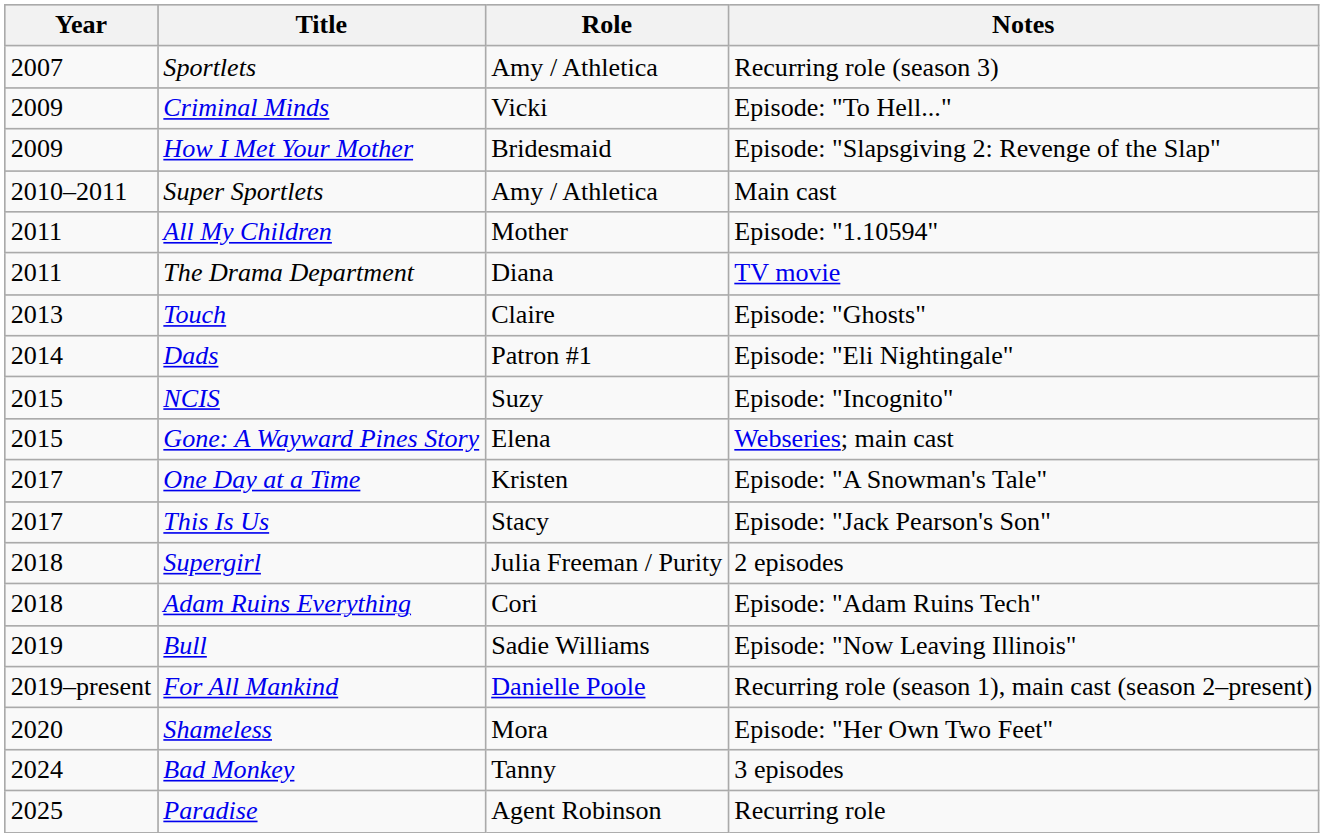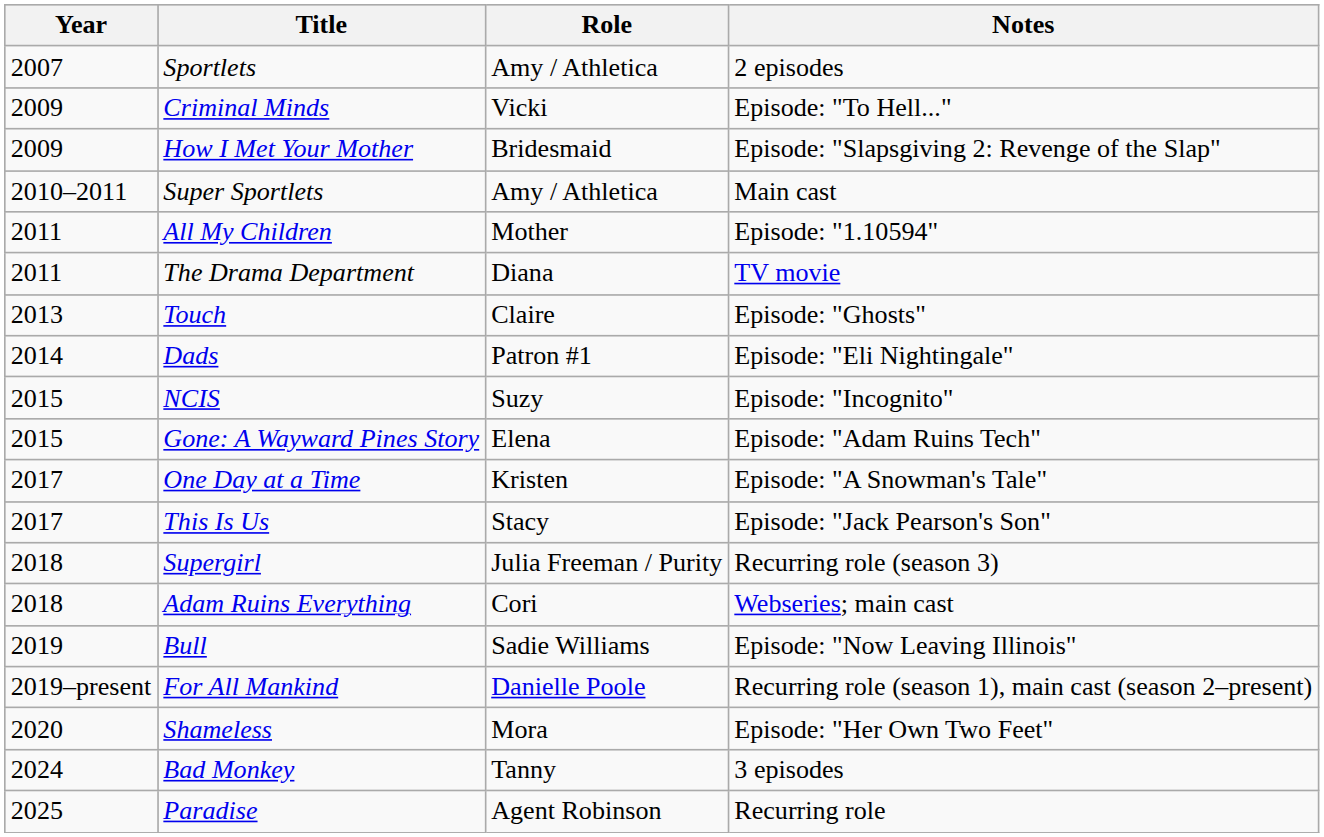(866, 66) Recurring role (season 3) -> (789, 66) 2 episodes
(844, 438) Webseries; main cast -> (888, 438) Episode: "Adam Ruins Tech"
(789, 562) 2 episodes -> (866, 562) Recurring role (season 3)
(888, 604) Episode: "Adam Ruins Tech" -> (844, 604) Webseries; main cast
